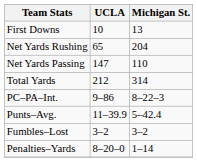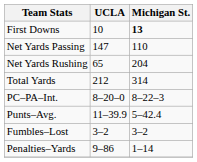(137, 30) normal -> (137, 30) bold
rows swapped: (47, 47) <-> (46, 64)
(103, 98) 9–86 -> (109, 98) 8–20–0
(109, 149) 8–20–0 -> (103, 149) 9–86
